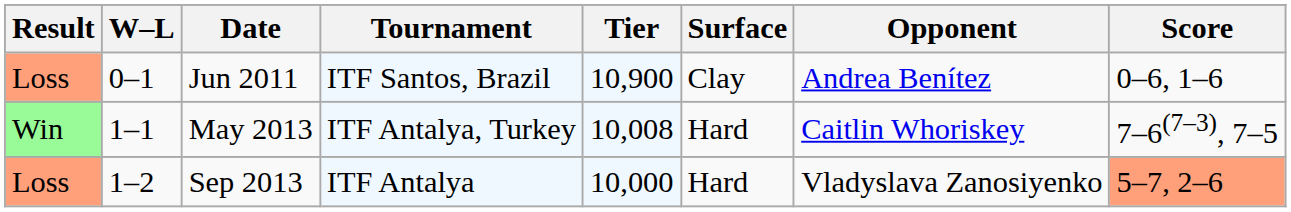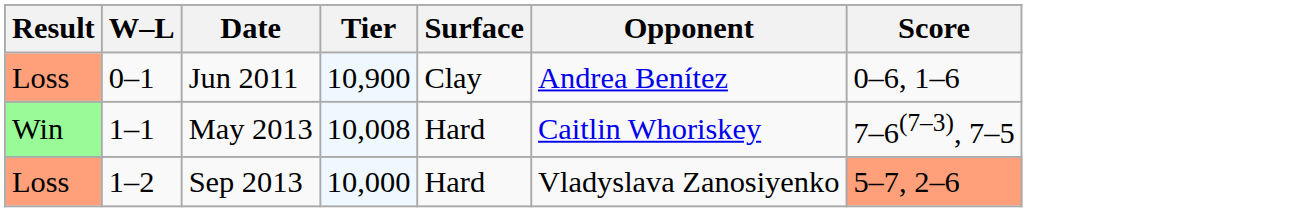- column: (451, 28)
